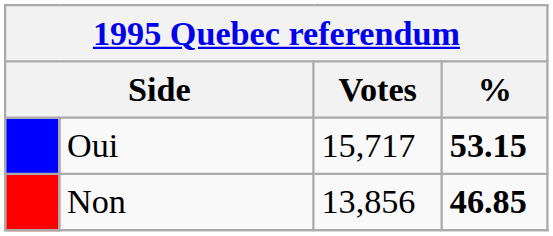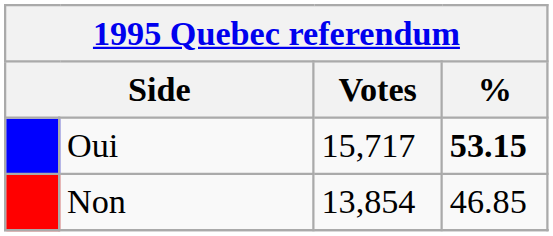(368, 202) 13,856 -> (368, 202) 13,854
(488, 202) bold -> (488, 202) normal
